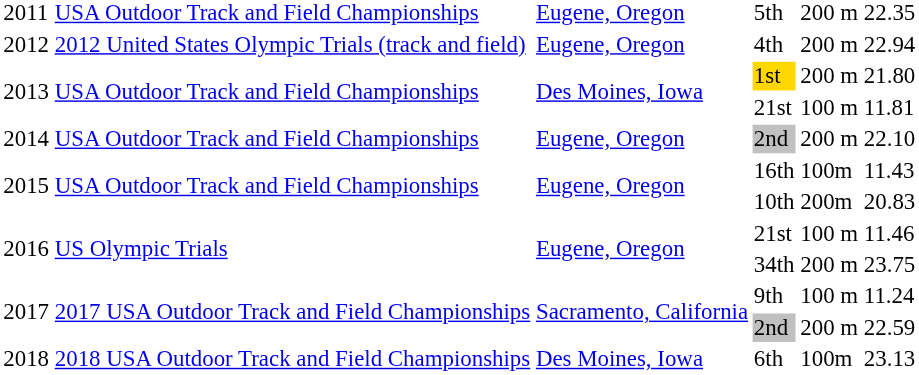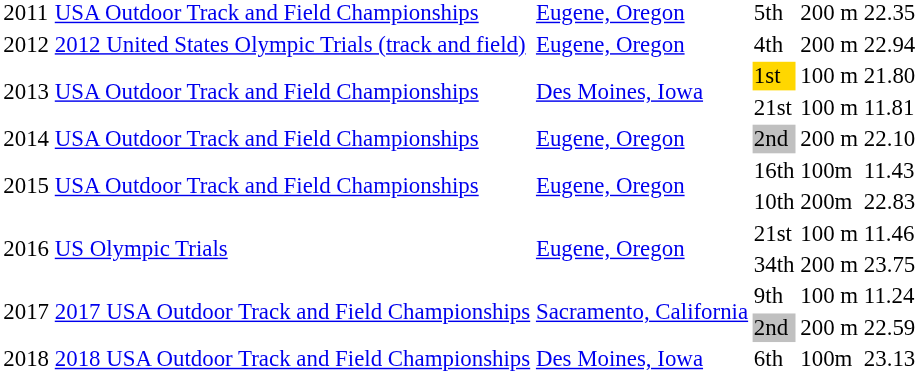(829, 75) 200 m -> (829, 75) 100 m
(890, 201) 20.83 -> (890, 201) 22.83
